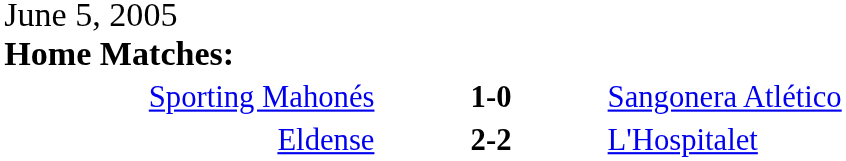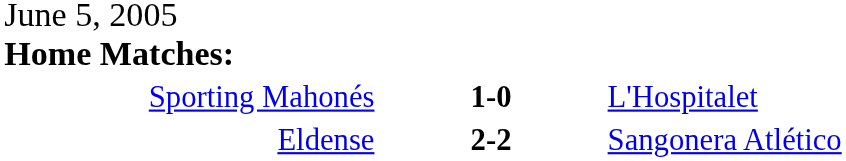(725, 97) Sangonera Atlético -> (683, 97) L'Hospitalet
(683, 139) L'Hospitalet -> (725, 139) Sangonera Atlético
